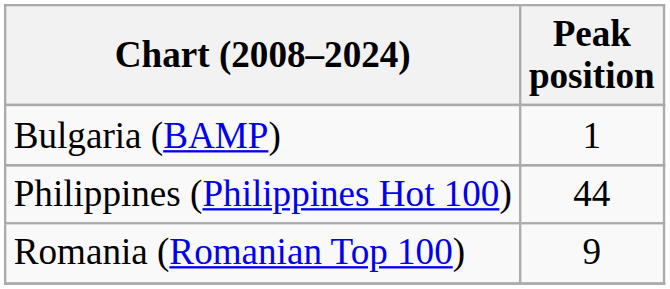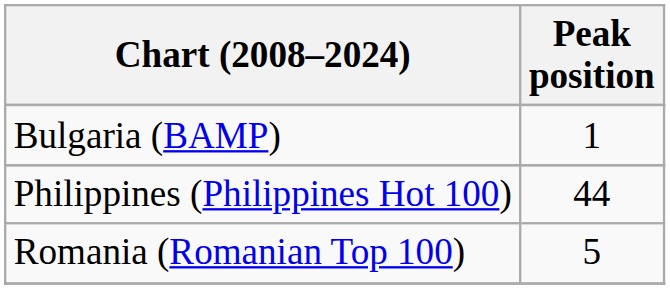(592, 252) 9 -> (592, 252) 5
